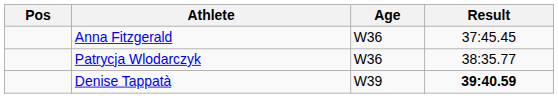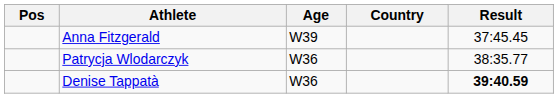+ column: (397, 15)
(368, 37) W36 -> (303, 37) W39
(368, 81) W39 -> (303, 81) W36
